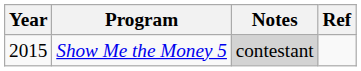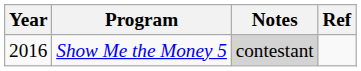(28, 50) 2015 -> (28, 50) 2016
